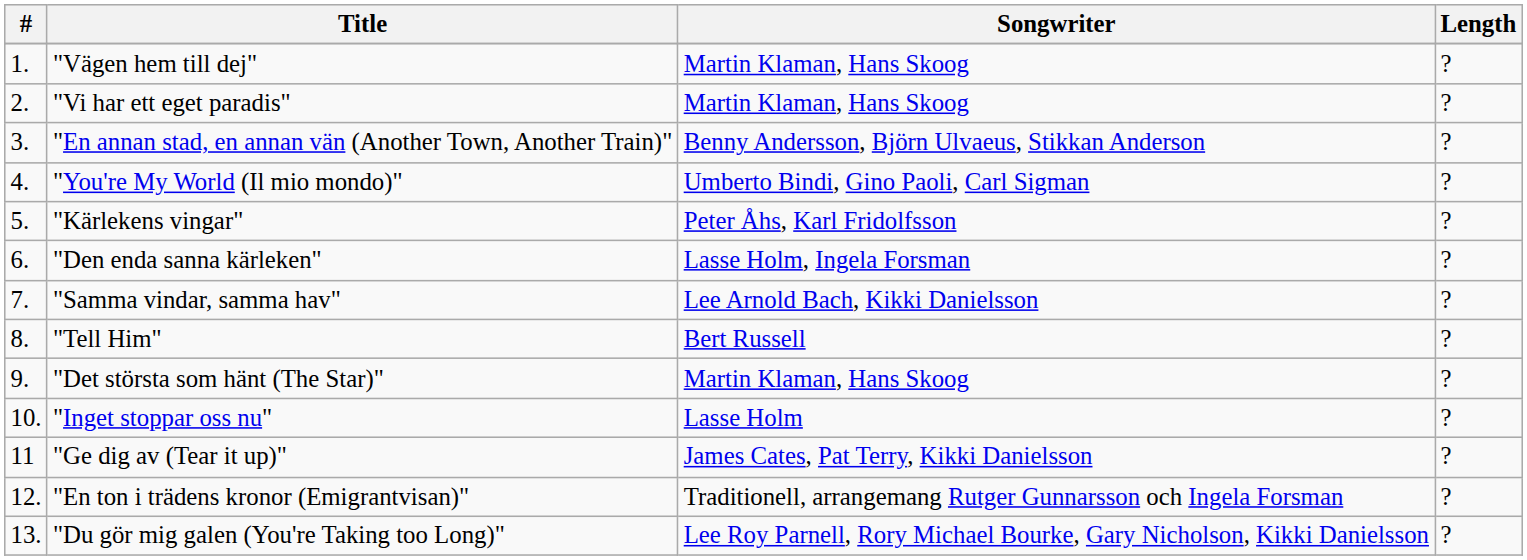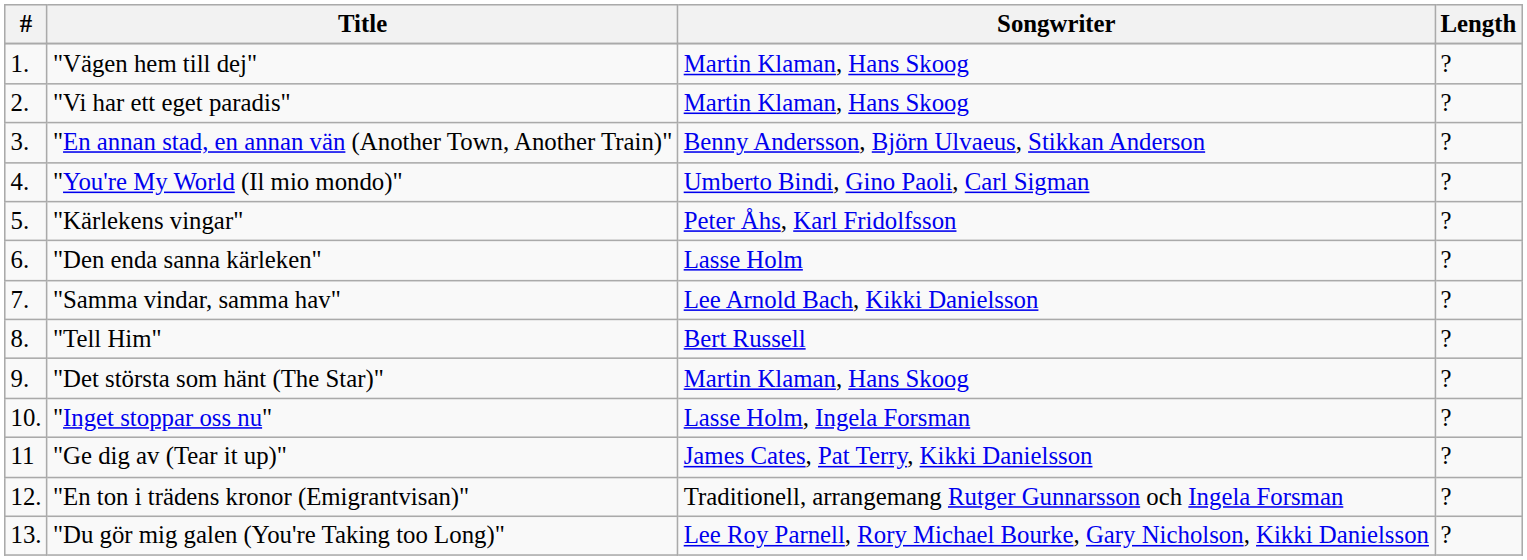(827, 260) Lasse Holm, Ingela Forsman -> (743, 260) Lasse Holm
(743, 417) Lasse Holm -> (827, 417) Lasse Holm, Ingela Forsman
